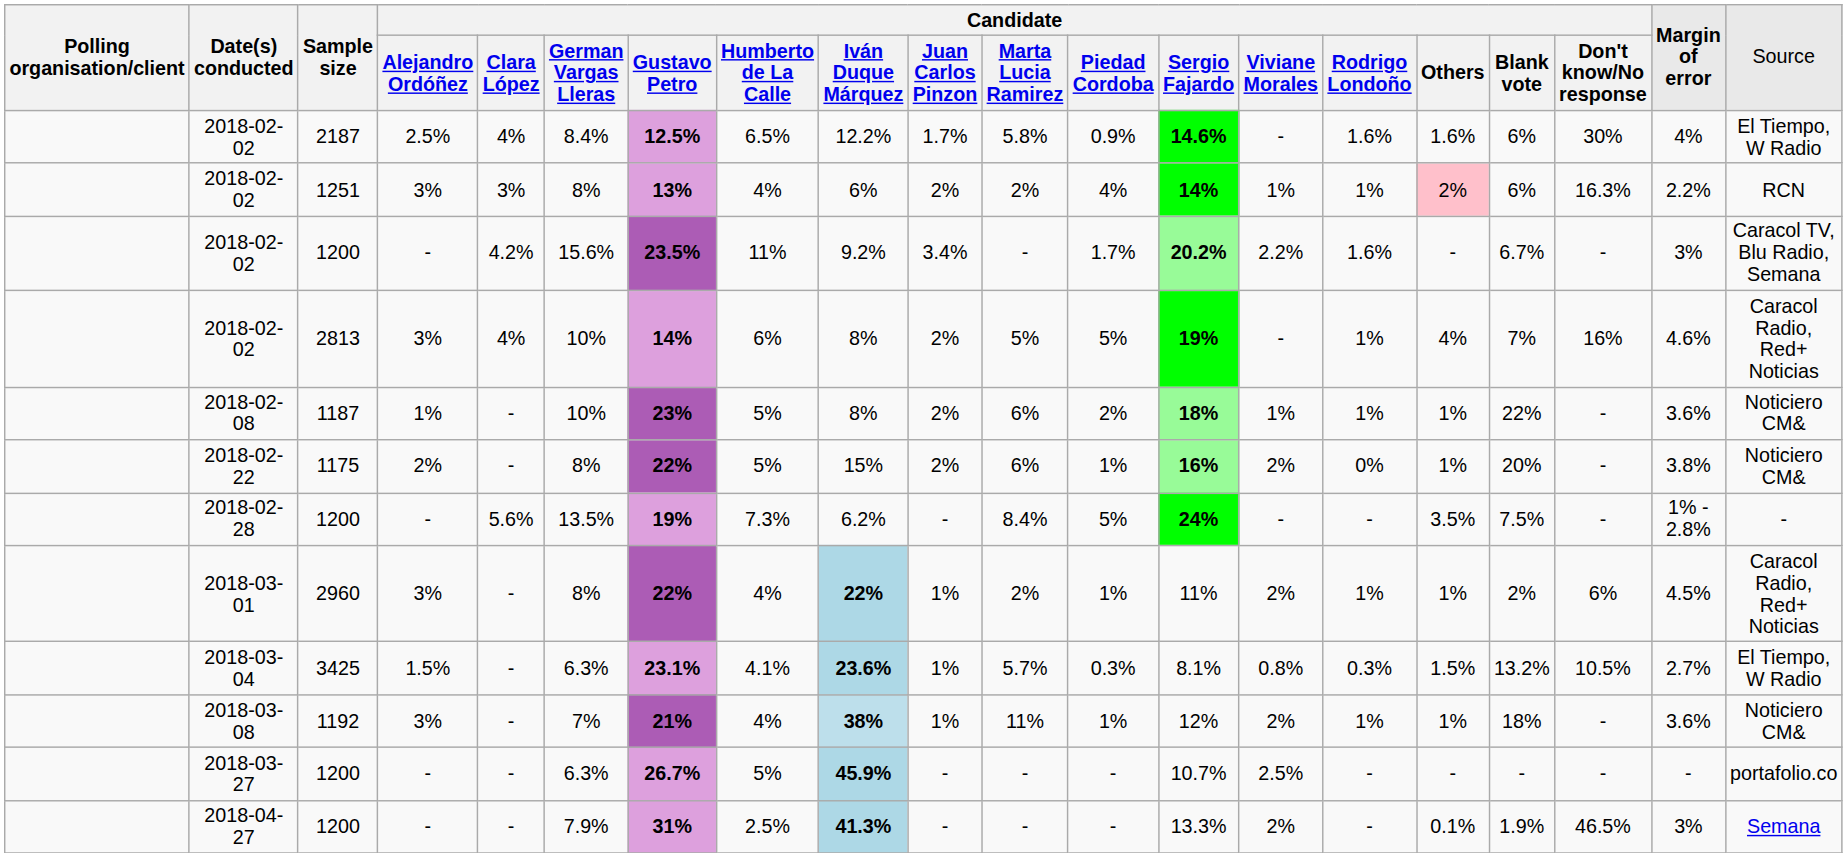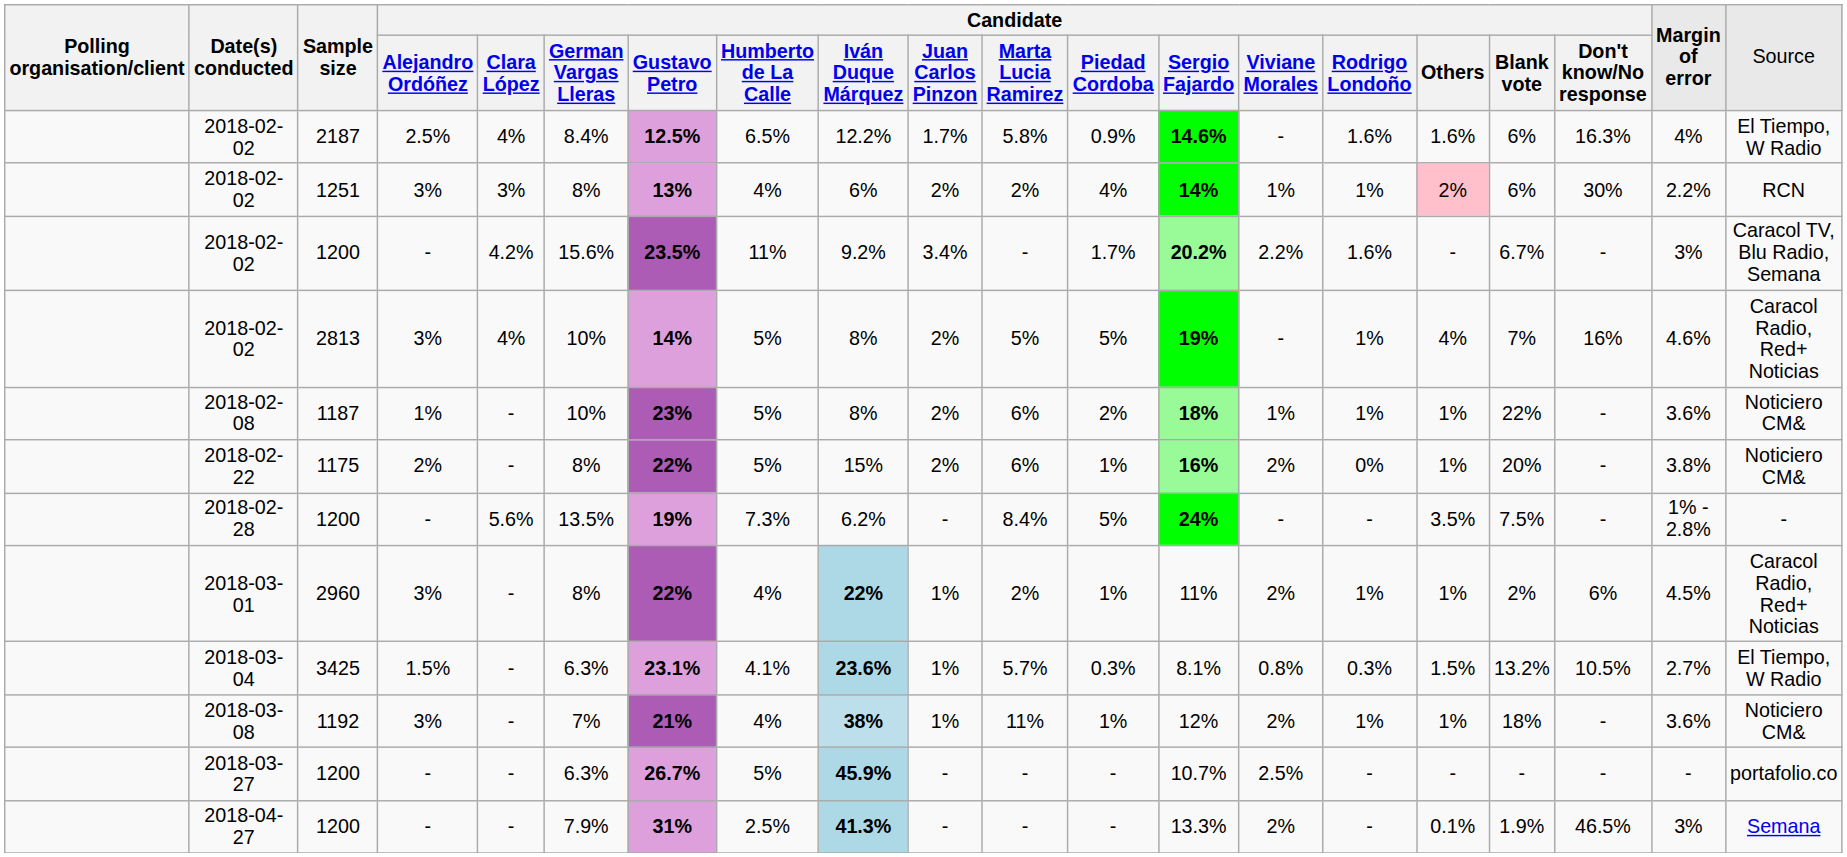(1603, 136) 30% -> (1603, 136) 16.3%
(1603, 189) 16.3% -> (1603, 189) 30%
(768, 338) 6% -> (768, 338) 5%
